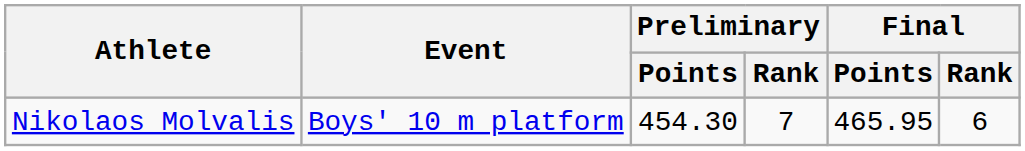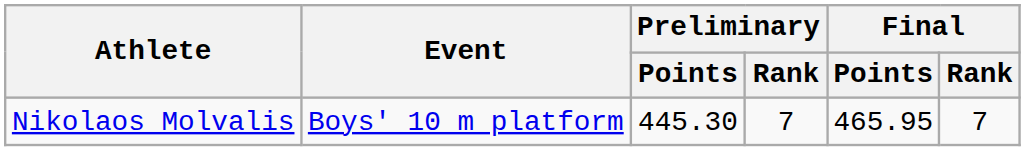(688, 121) 454.30 -> (688, 121) 445.30
(980, 121) 6 -> (980, 121) 7
